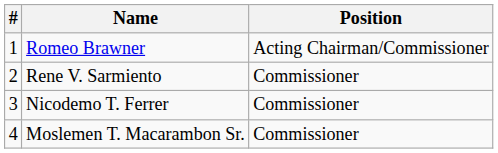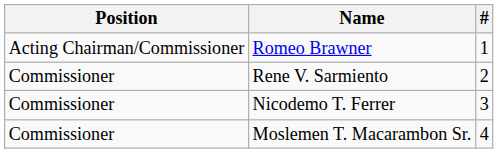columns swapped: (13, 18) <-> (371, 18)
